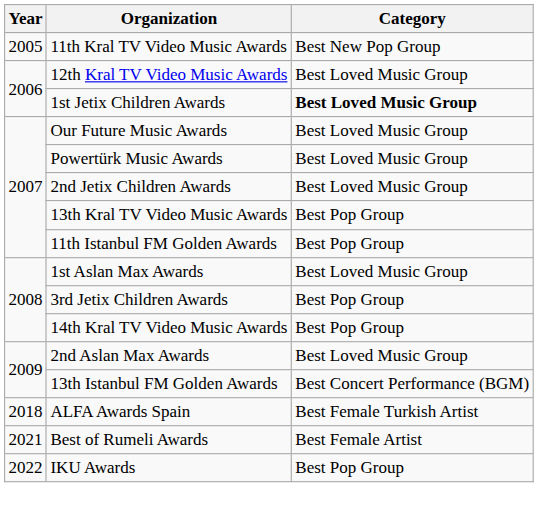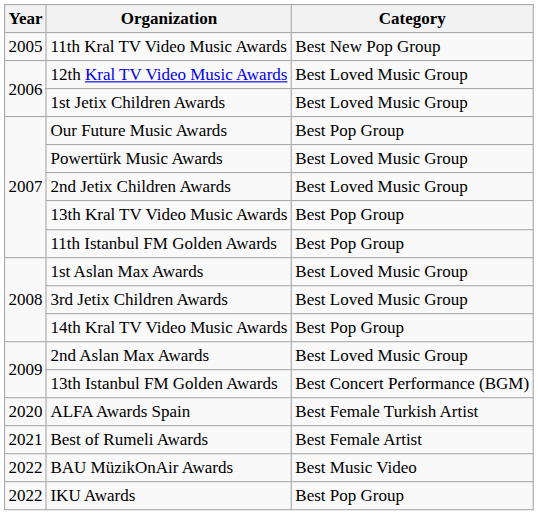(386, 102) bold -> (382, 102) normal
(382, 131) Best Loved Music Group -> (350, 131) Best Pop Group
(350, 299) Best Pop Group -> (382, 299) Best Loved Music Group
(26, 411) 2018 -> (26, 411) 2020
+ row: (142, 467)
